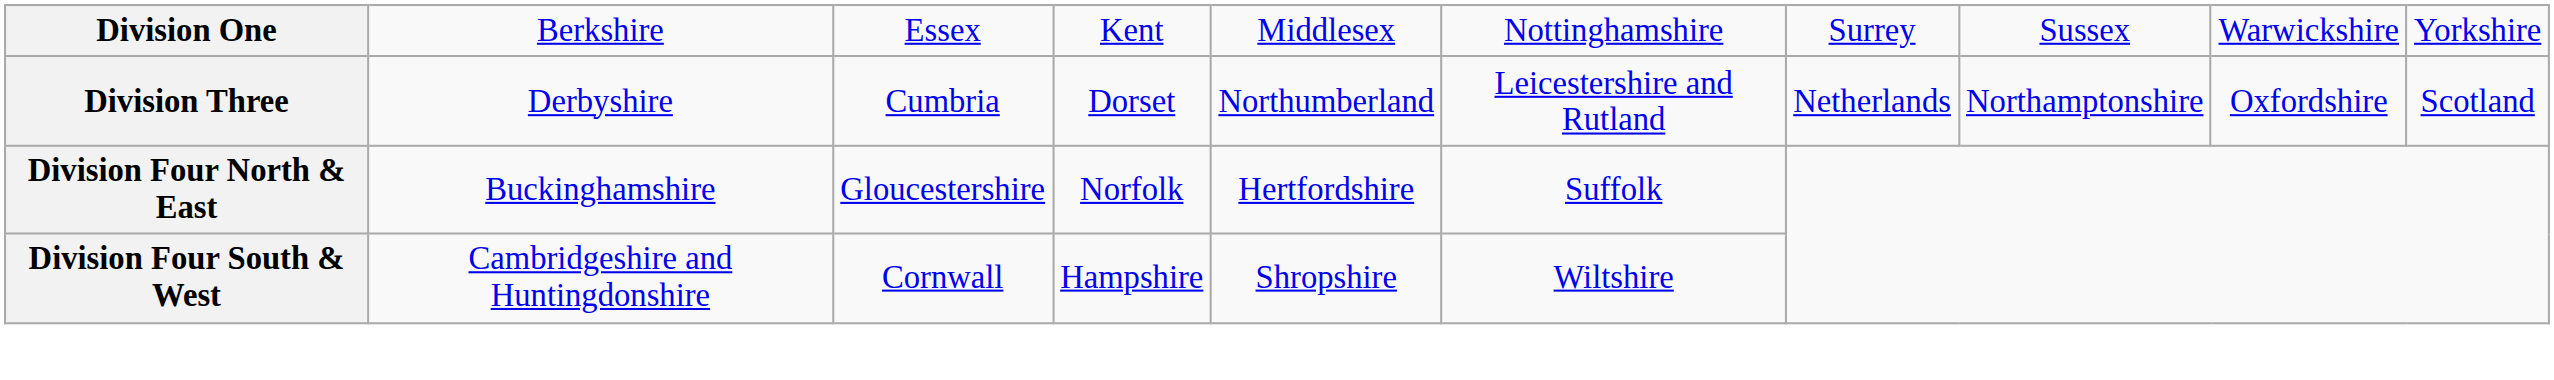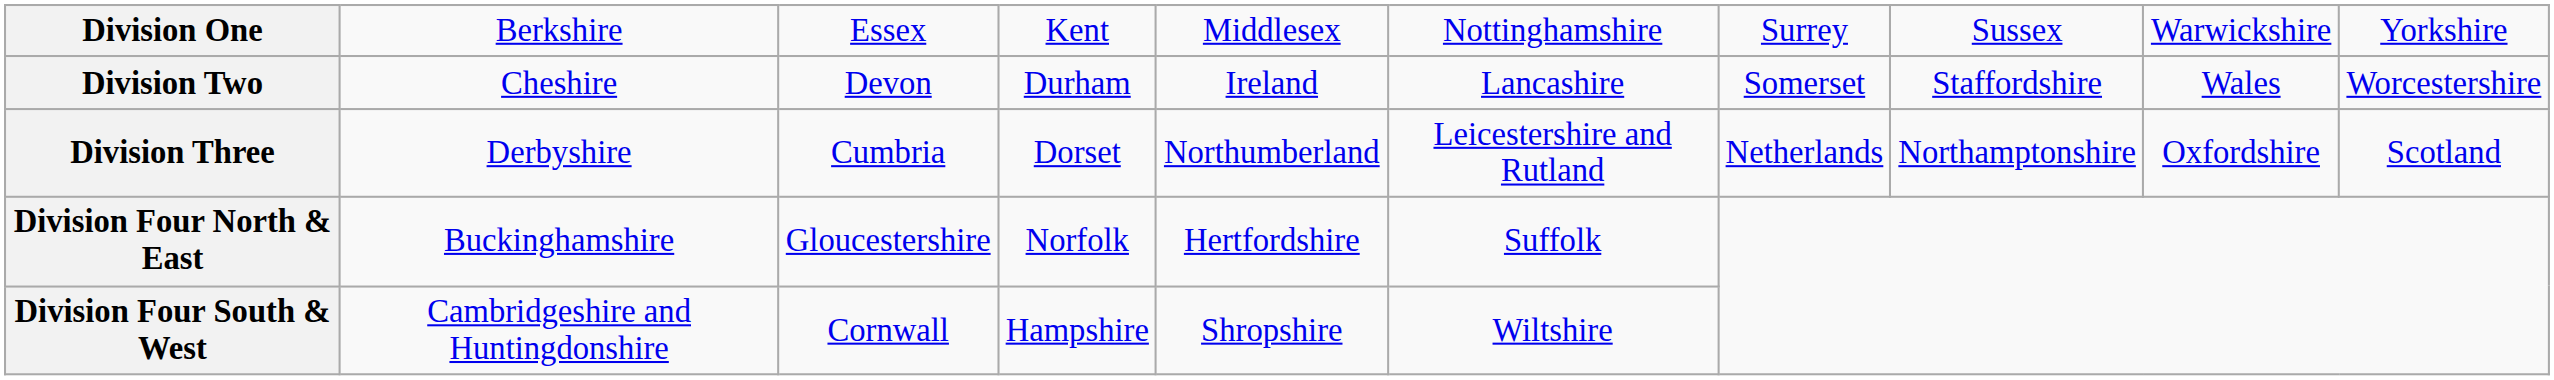+ row: (172, 82)
